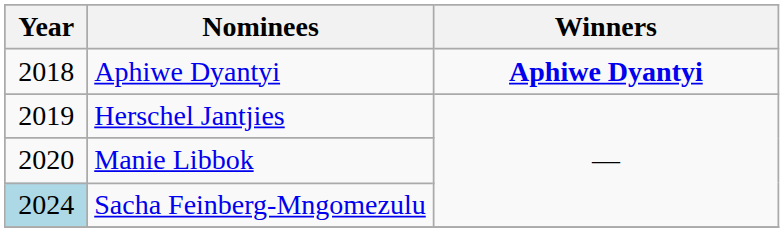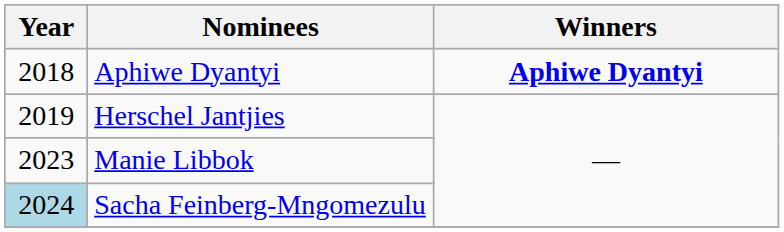(46, 159) 2020 -> (46, 159) 2023
